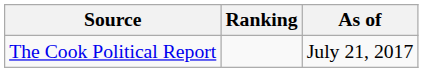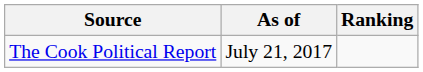columns swapped: (261, 20) <-> (360, 20)
